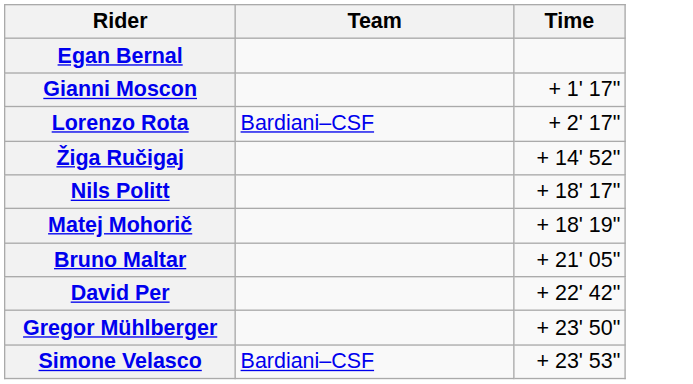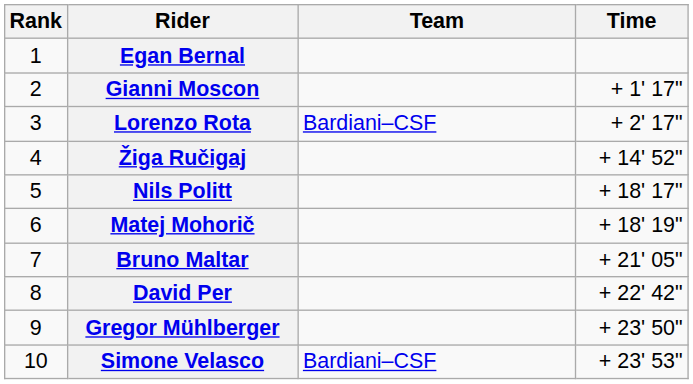+ column: (36, 21)
